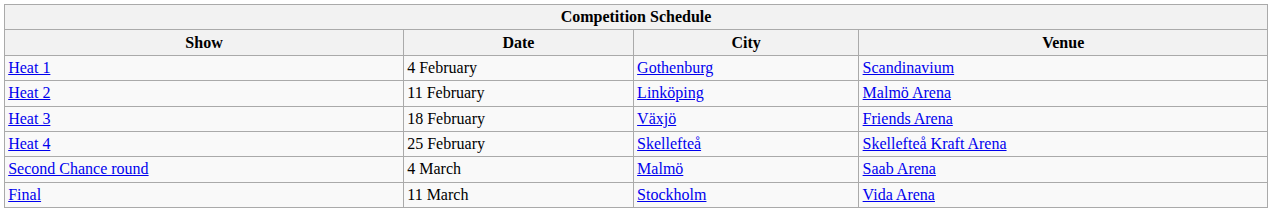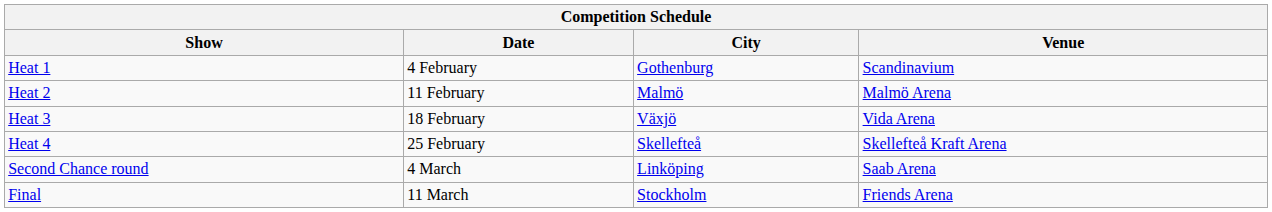(670, 93) Linköping -> (660, 93) Malmö
(908, 118) Friends Arena -> (899, 118) Vida Arena
(660, 169) Malmö -> (670, 169) Linköping
(899, 194) Vida Arena -> (908, 194) Friends Arena
